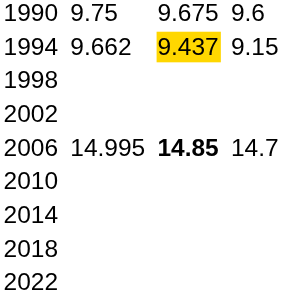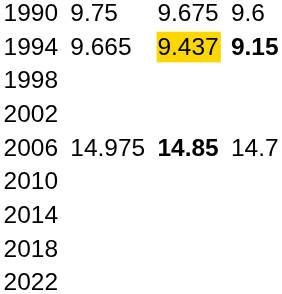(101, 46) 9.662 -> (101, 46) 9.665
(255, 46) normal -> (255, 46) bold
(108, 147) 14.995 -> (108, 147) 14.975
